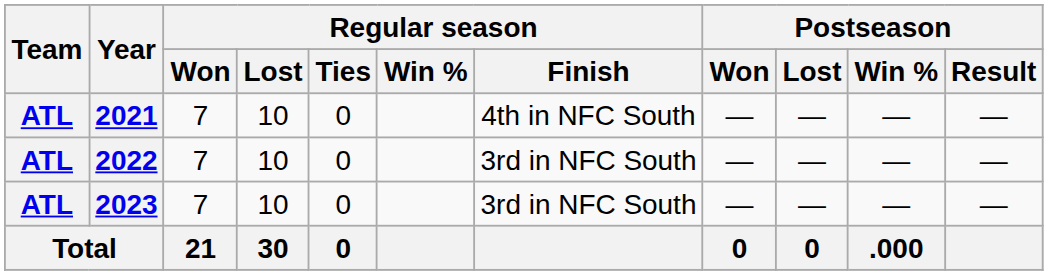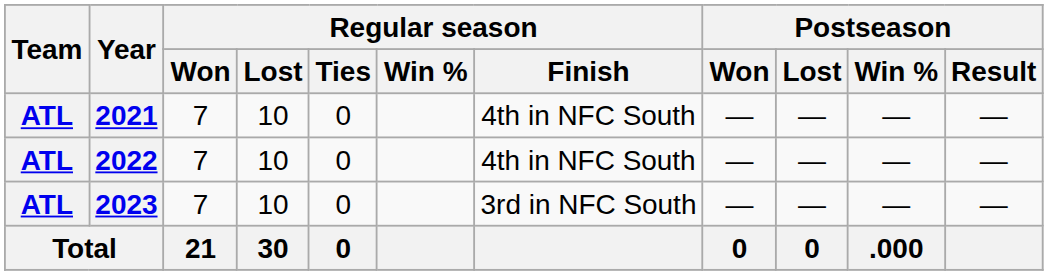(588, 160) 3rd in NFC South -> (588, 160) 4th in NFC South
